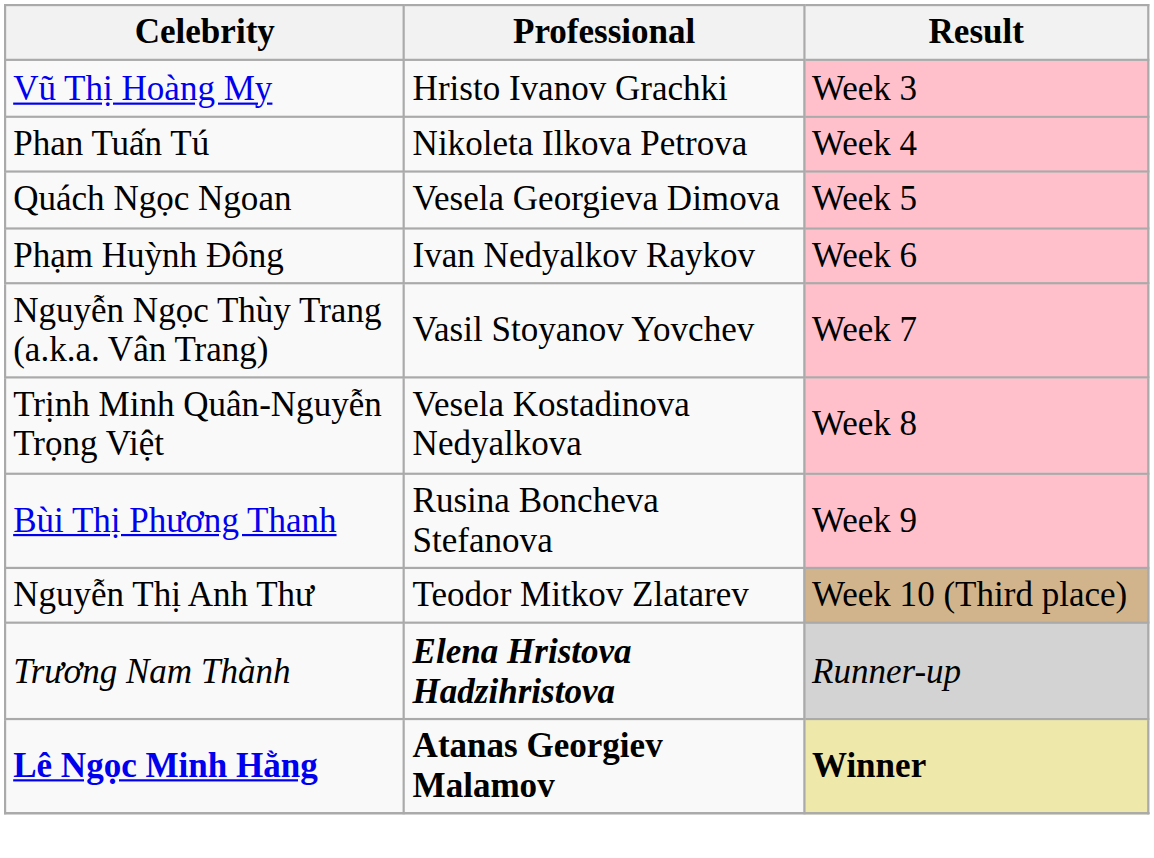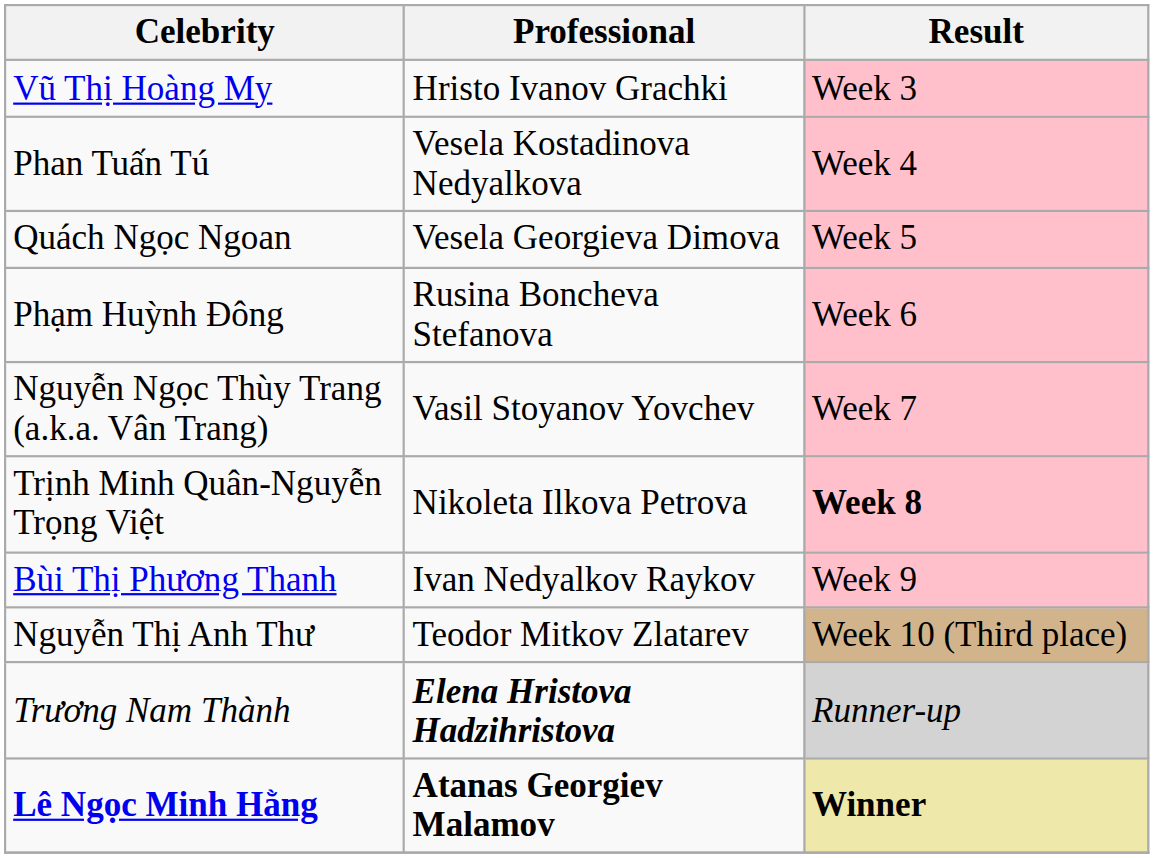(580, 143) Nikoleta Ilkova Petrova -> (551, 163) Vesela Kostadinova Nedyalkova
(584, 254) Ivan Nedyalkov Raykov -> (536, 313) Rusina Boncheva Stefanova
(551, 424) Vesela Kostadinova Nedyalkova -> (580, 503) Nikoleta Ilkova Petrova
(865, 424) normal -> (867, 503) bold
(536, 519) Rusina Boncheva Stefanova -> (584, 578) Ivan Nedyalkov Raykov
